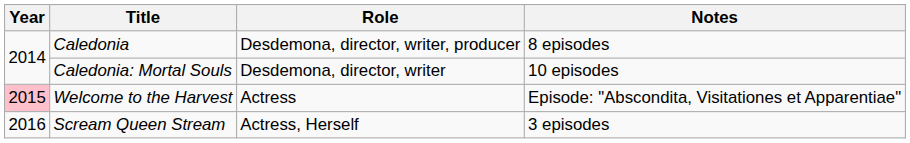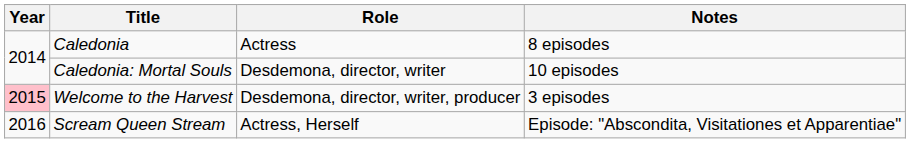(380, 44) Desdemona, director, writer, producer -> (268, 44) Actress
(268, 97) Actress -> (380, 97) Desdemona, director, writer, producer
(715, 97) Episode: "Abscondita, Visitationes et Apparentiae" -> (569, 97) 3 episodes
(569, 124) 3 episodes -> (715, 124) Episode: "Abscondita, Visitationes et Apparentiae"
